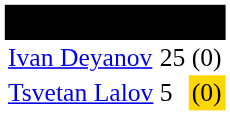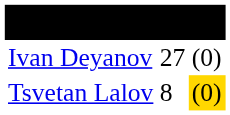(173, 57) 25 -> (173, 57) 27
(166, 92) 5 -> (166, 92) 8
